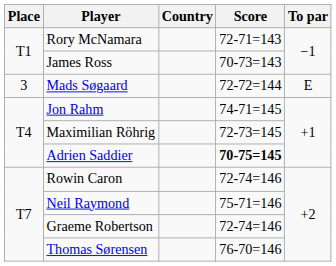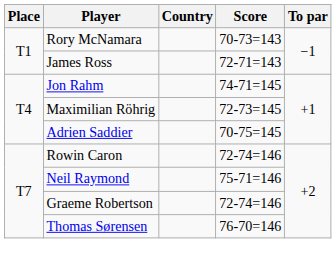(250, 39) 72-71=143 -> (250, 39) 70-73=143
(250, 62) 70-73=143 -> (250, 62) 72-71=143
- row: (87, 86)
(250, 156) bold -> (250, 132) normal
